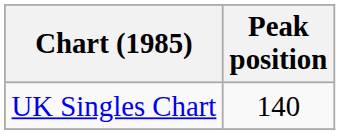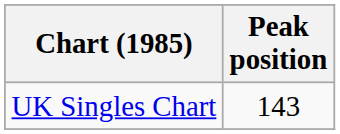(278, 105) 140 -> (278, 105) 143
